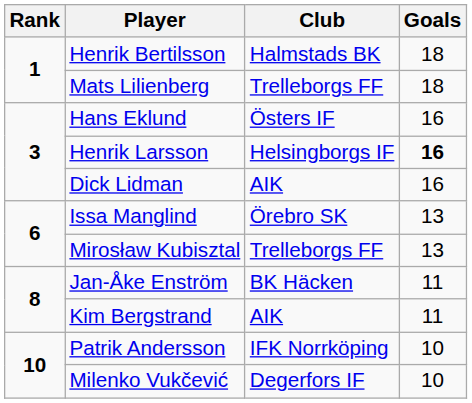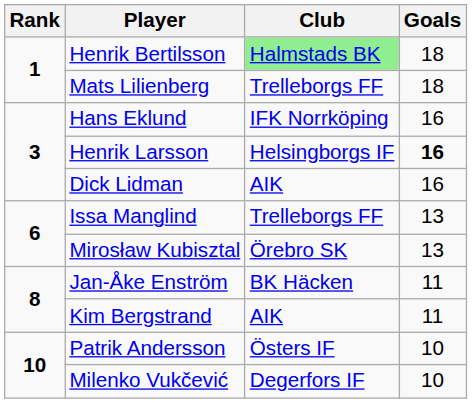(315, 53) no background -> (315, 53) lightgreen background
(292, 119) Östers IF -> (319, 119) IFK Norrköping
(299, 217) Örebro SK -> (317, 217) Trelleborgs FF
(317, 250) Trelleborgs FF -> (299, 250) Örebro SK
(319, 348) IFK Norrköping -> (292, 348) Östers IF
